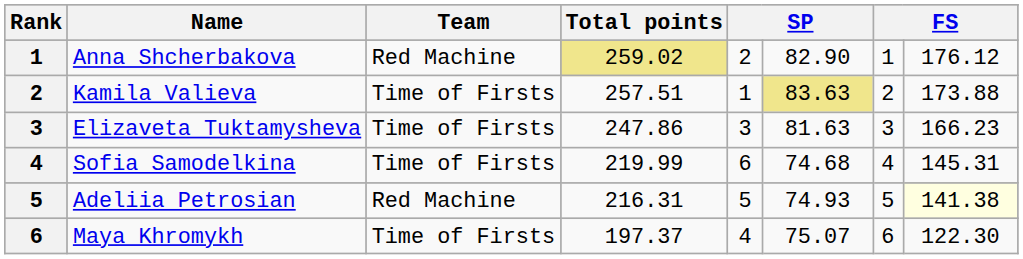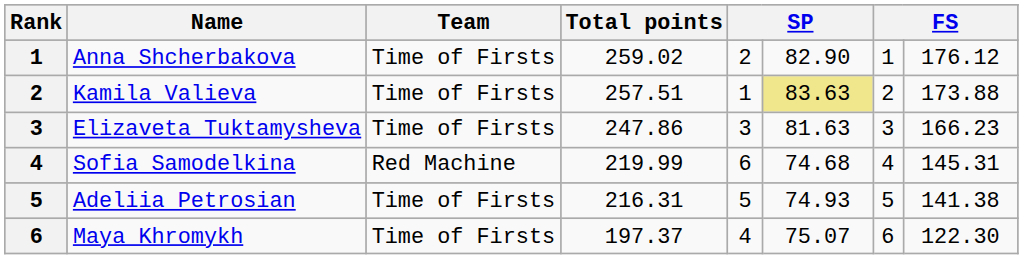(444, 58) Red Machine -> (463, 58) Time of Firsts
(644, 58) khaki background -> (644, 58) no background
(463, 165) Time of Firsts -> (444, 165) Red Machine
(444, 201) Red Machine -> (463, 201) Time of Firsts
(960, 201) lightyellow background -> (960, 201) no background
